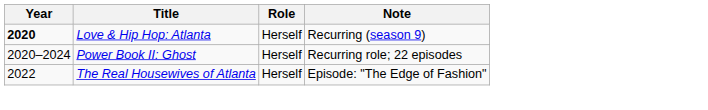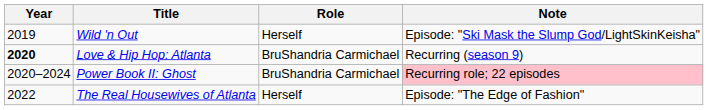+ row: (107, 34)
(282, 34) Herself -> (330, 54) BruShandria Carmichael
(282, 54) Herself -> (330, 74) BruShandria Carmichael
(385, 54) no background -> (482, 74) pink background
